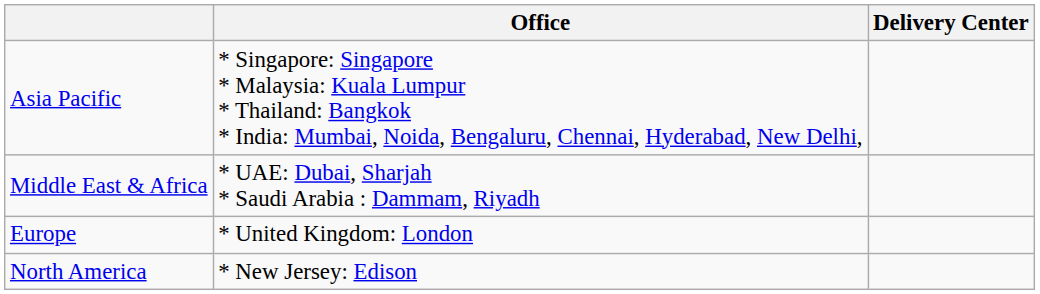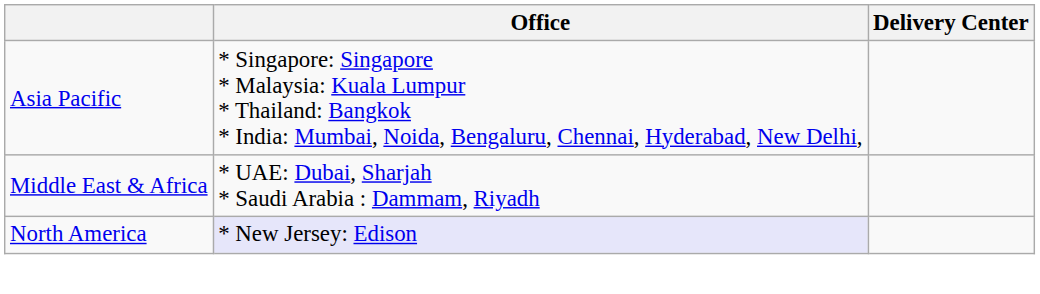- row: (43, 234)
(318, 270) no background -> (318, 234) lavender background
